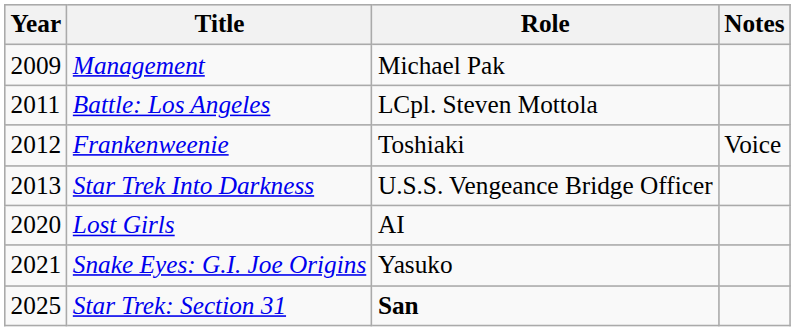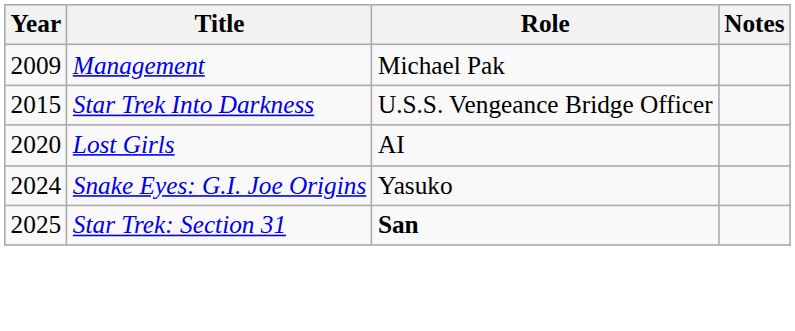- row: (172, 104)
- row: (151, 144)
(36, 184) 2013 -> (36, 104) 2015
(36, 265) 2021 -> (36, 184) 2024
